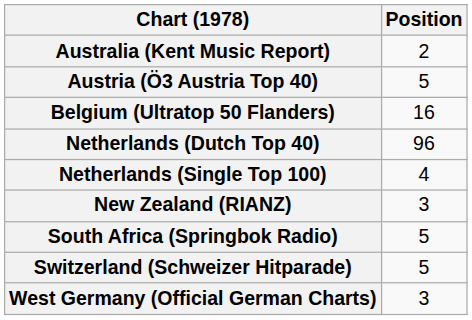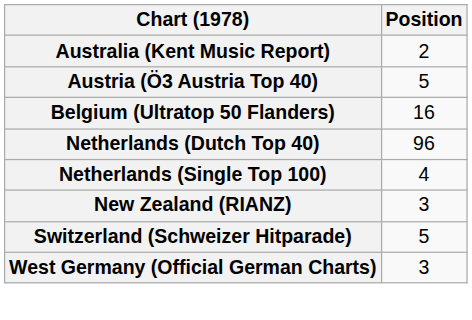- row: (193, 236)
